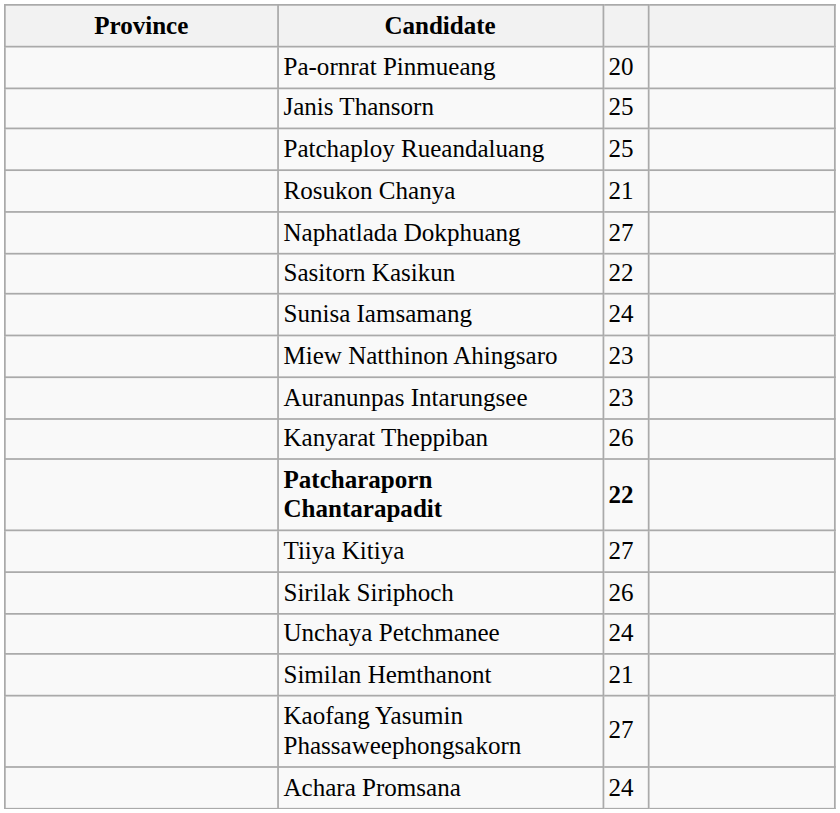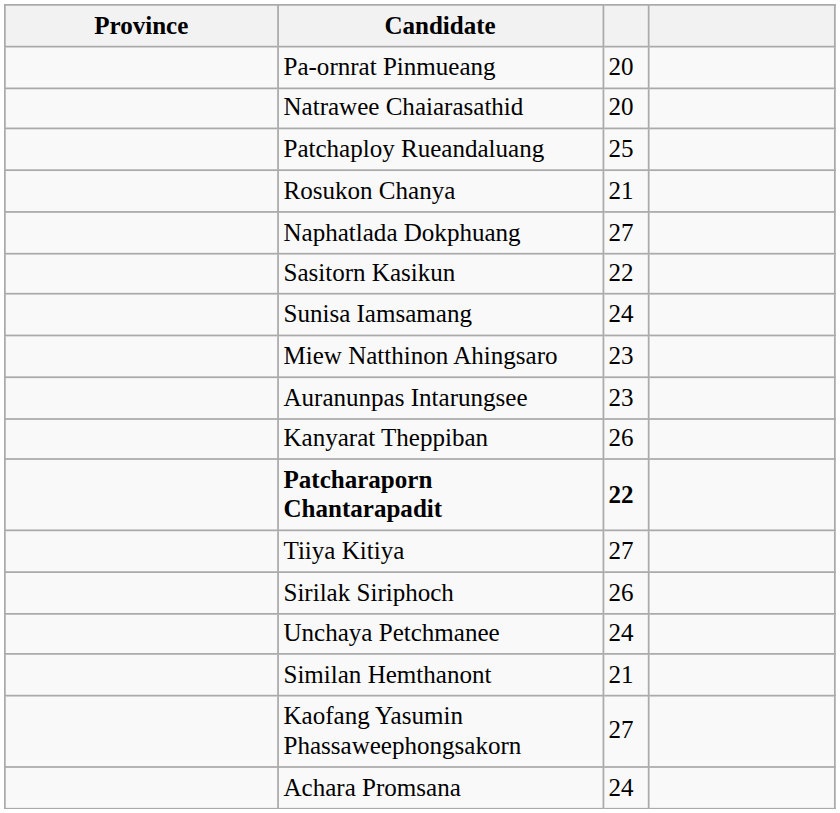+ row: (403, 108)
- row: (359, 108)
